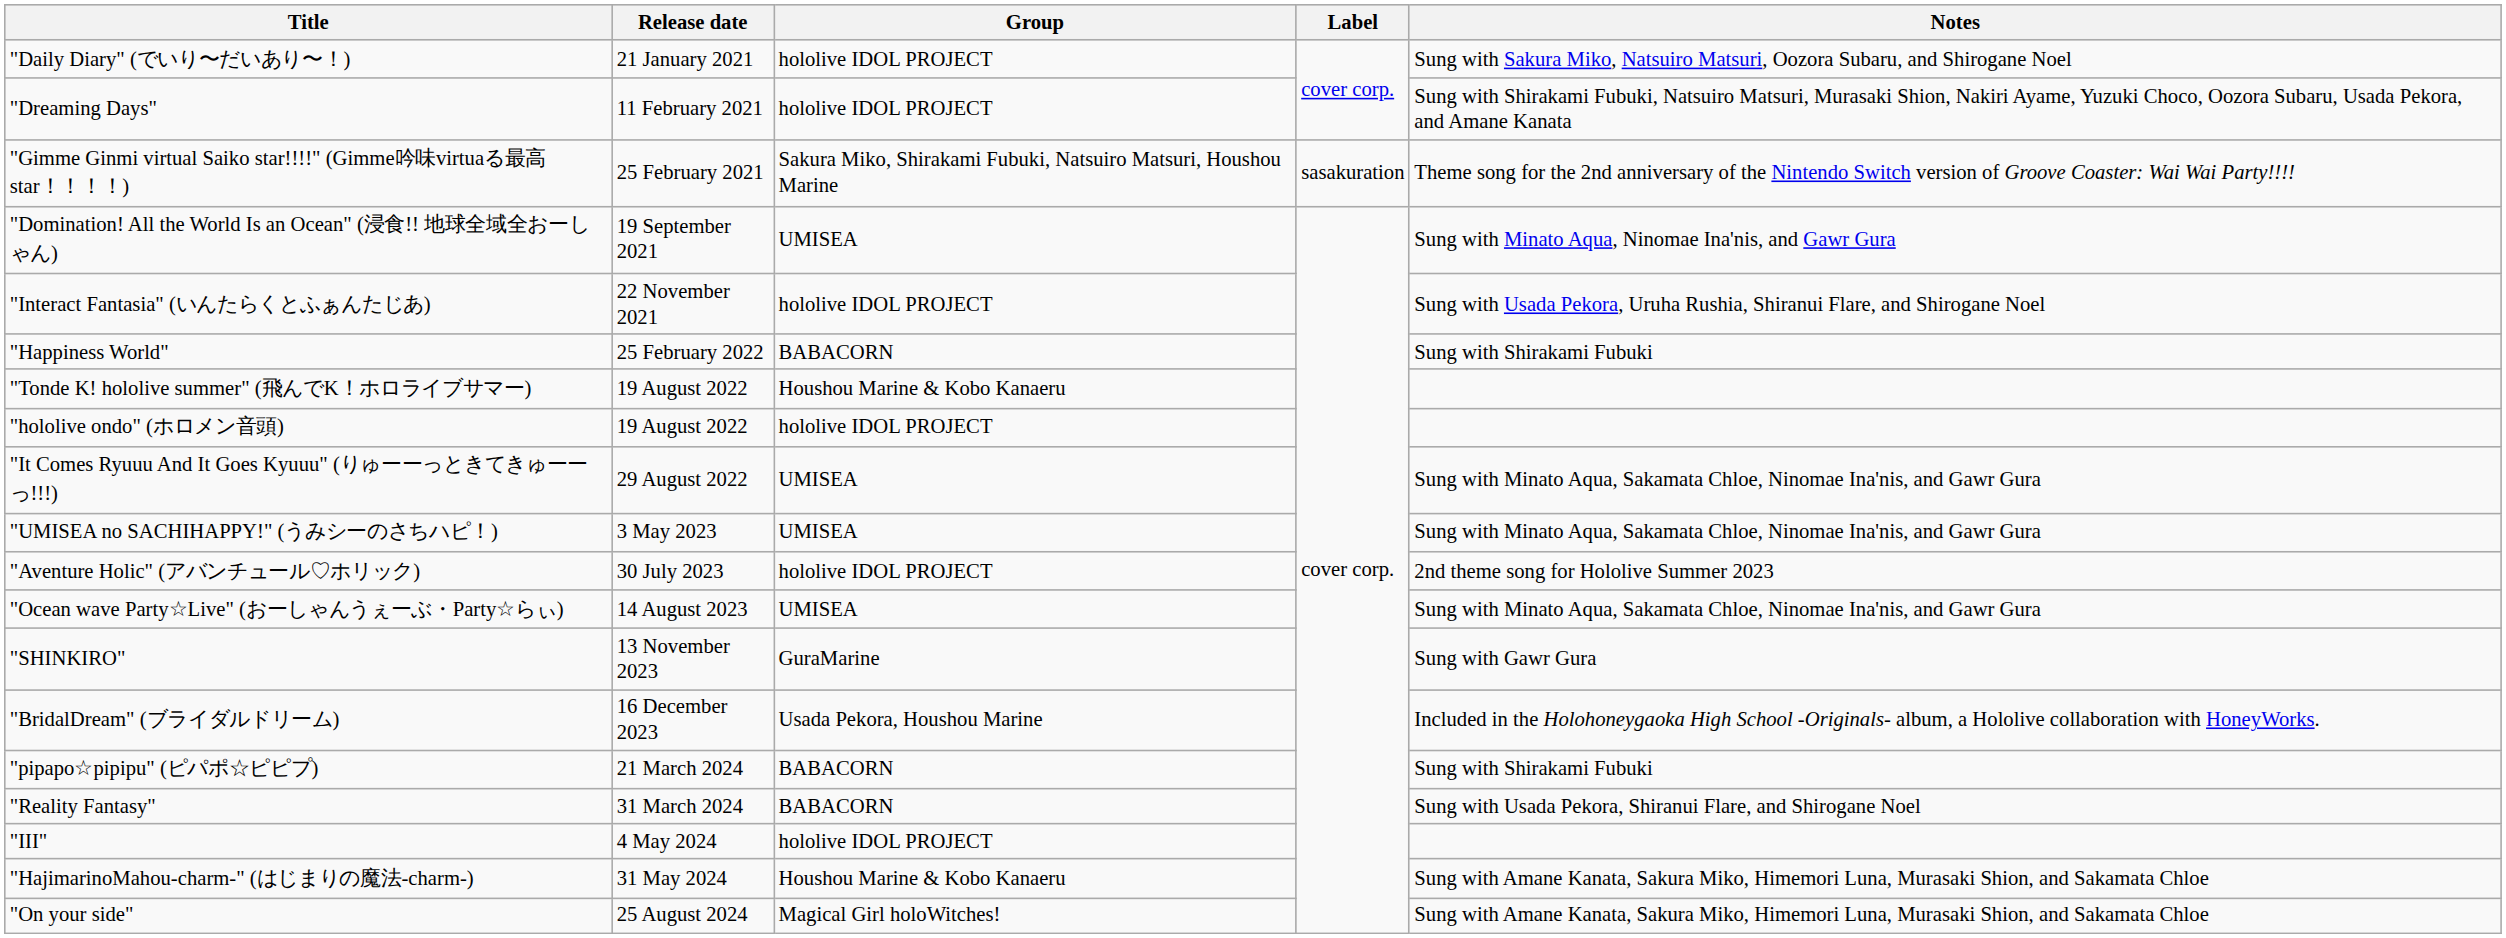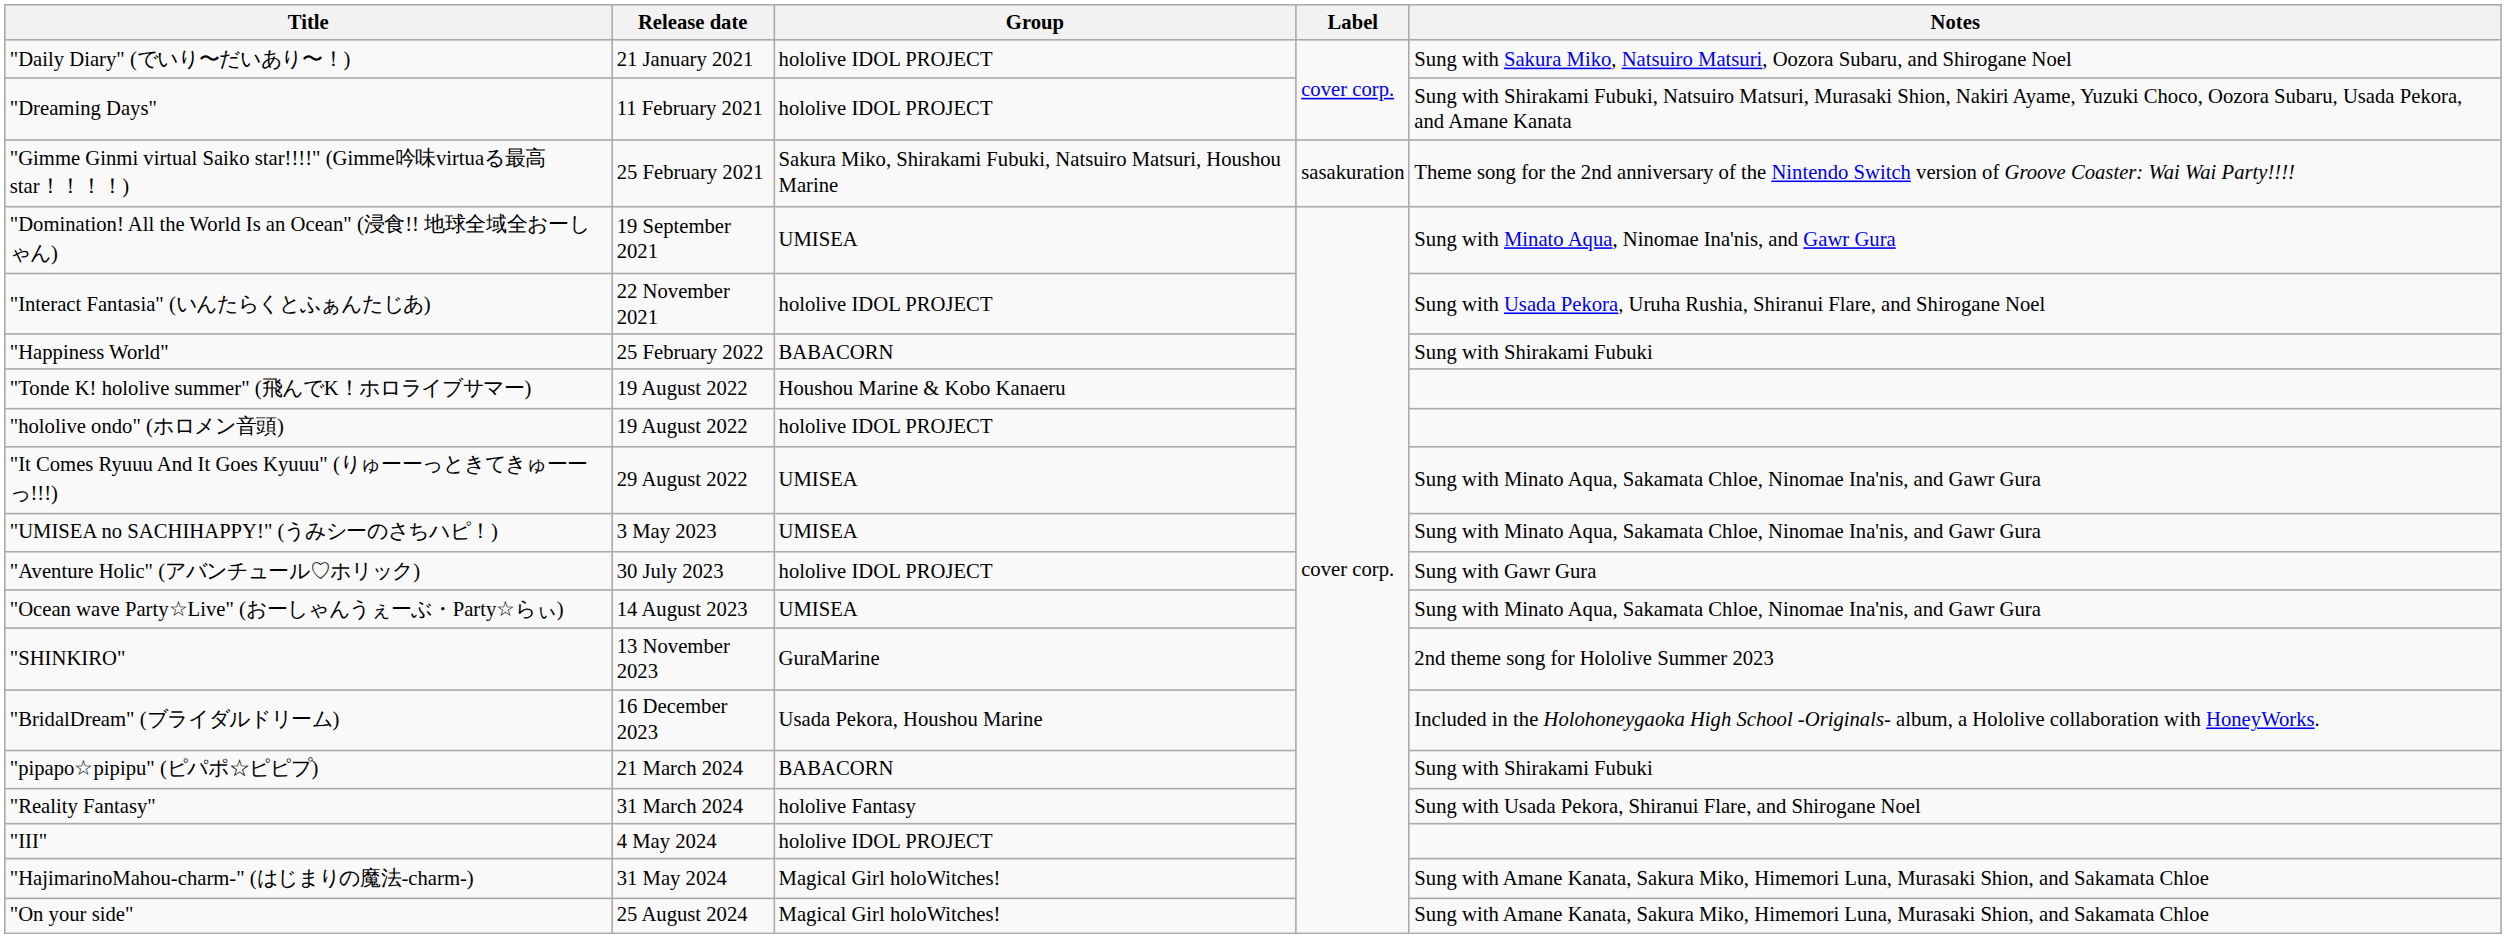(1594, 570) 2nd theme song for Hololive Summer 2023 -> (1505, 570) Sung with Gawr Gura
(1505, 658) Sung with Gawr Gura -> (1594, 658) 2nd theme song for Hololive Summer 2023
(836, 806) BABACORN -> (847, 806) hololive Fantasy
(922, 878) Houshou Marine & Kobo Kanaeru -> (889, 878) Magical Girl holoWitches!
